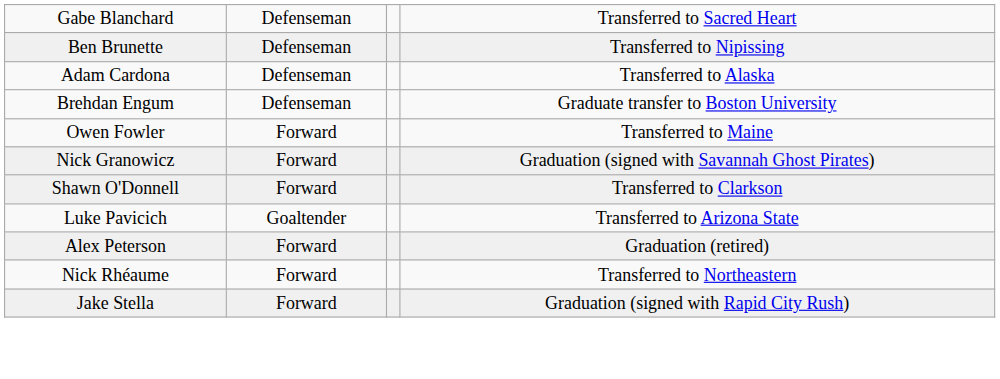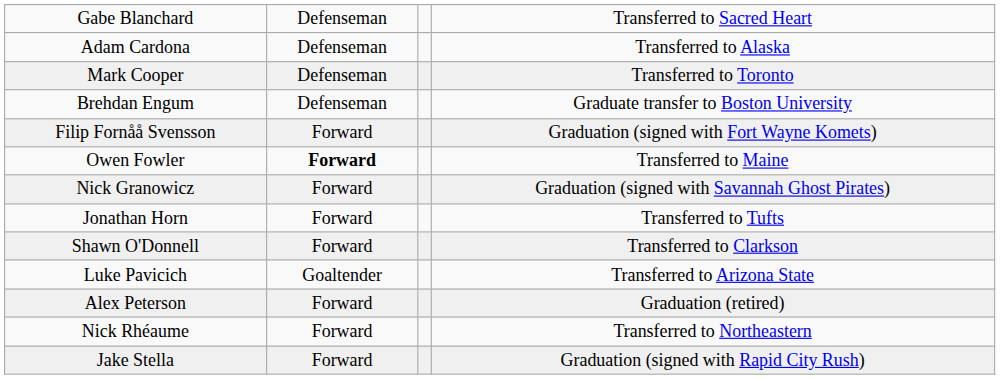- row: (115, 47)
+ row: (135, 75)
+ row: (135, 132)
(306, 132) normal -> (342, 160) bold
+ row: (135, 217)
